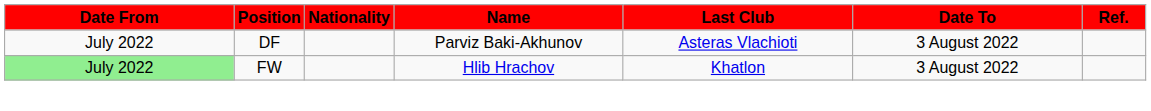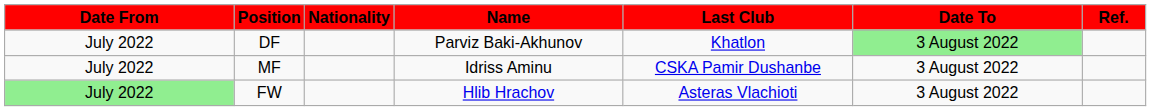(738, 43) Asteras Vlachioti -> (738, 43) Khatlon
(967, 43) no background -> (967, 43) lightgreen background
+ row: (269, 68)
(738, 68) Khatlon -> (738, 93) Asteras Vlachioti
